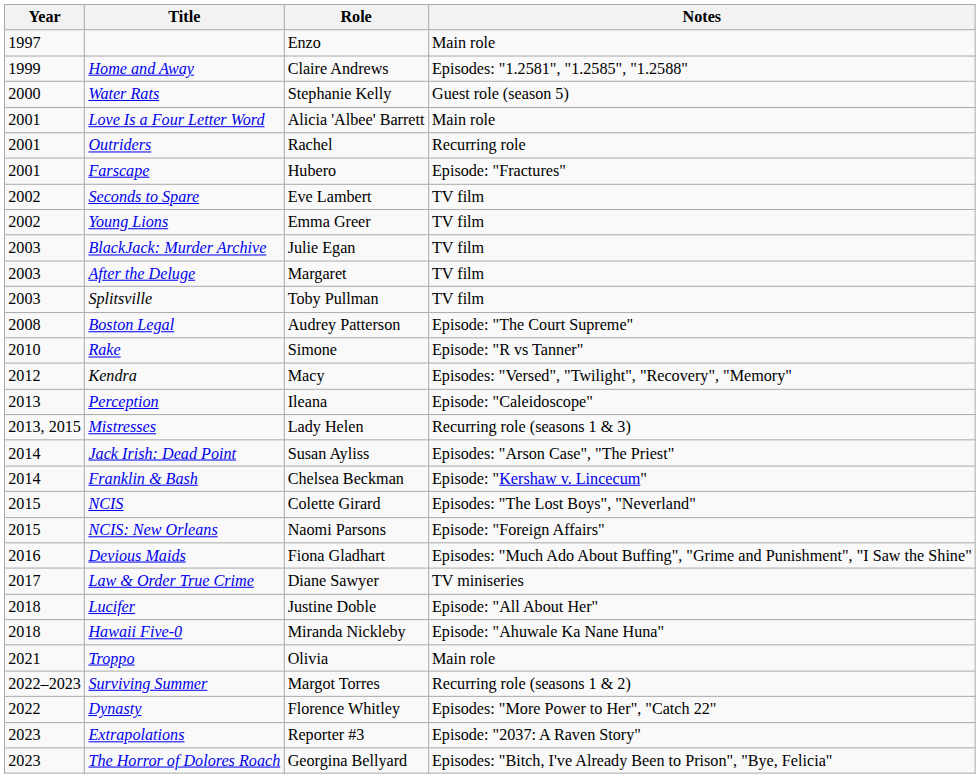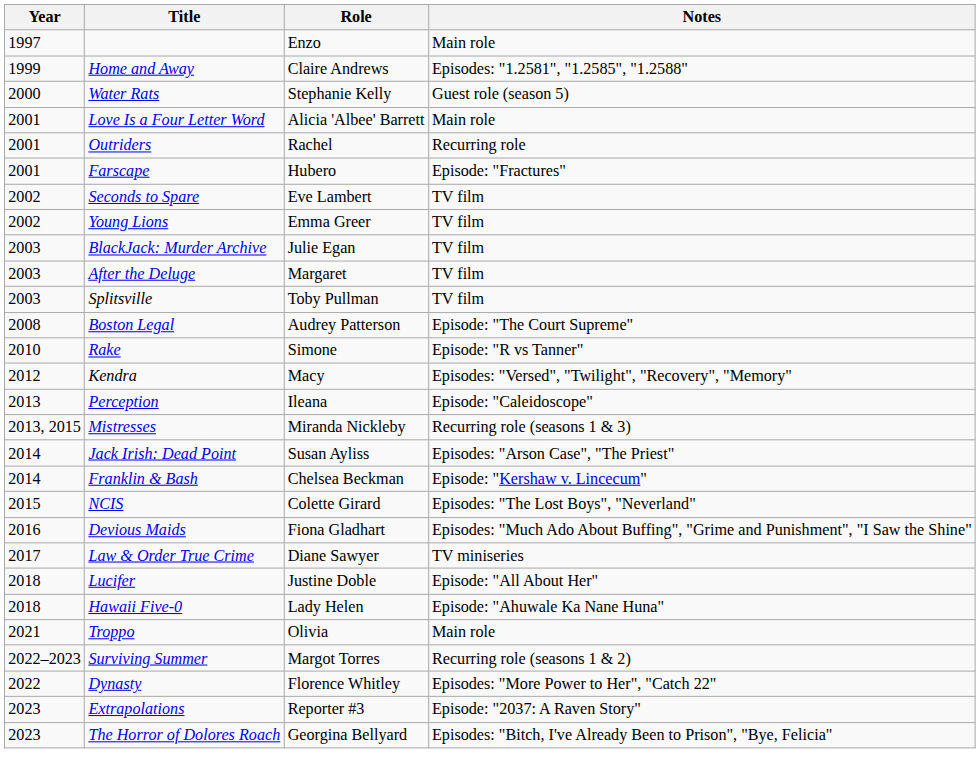(326, 427) Lady Helen -> (347, 427) Miranda Nickleby
- row: (153, 529)
(347, 632) Miranda Nickleby -> (326, 606) Lady Helen
